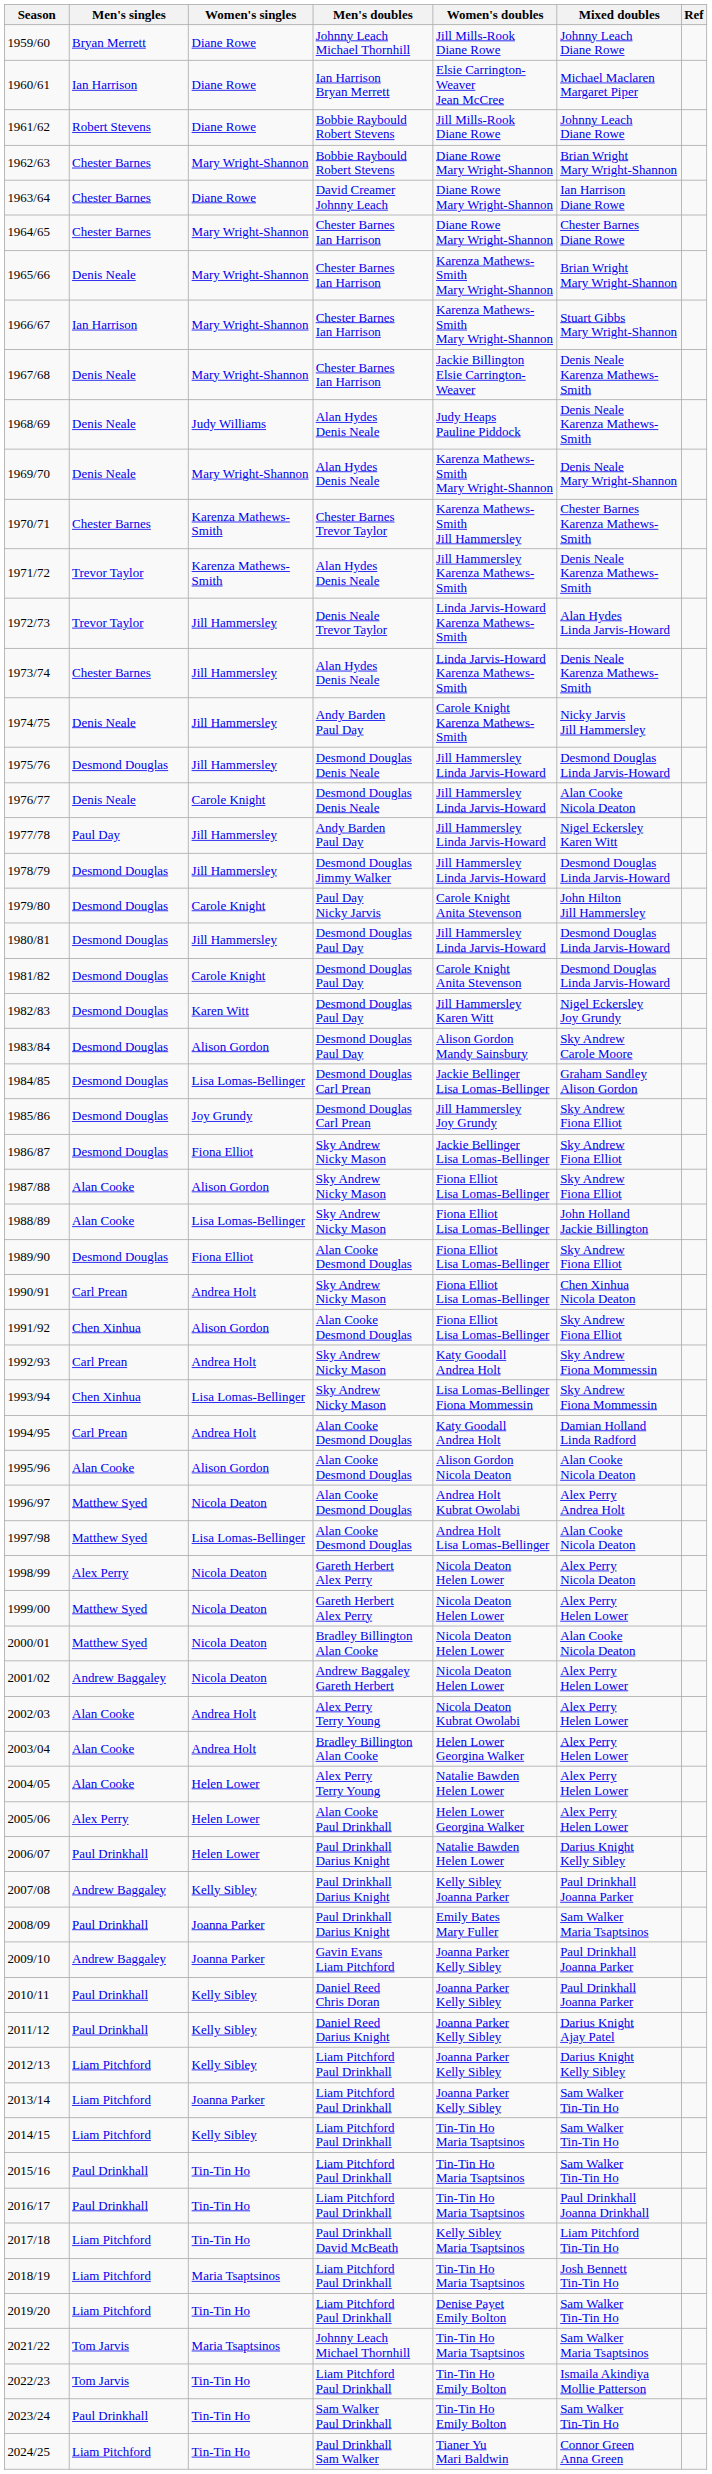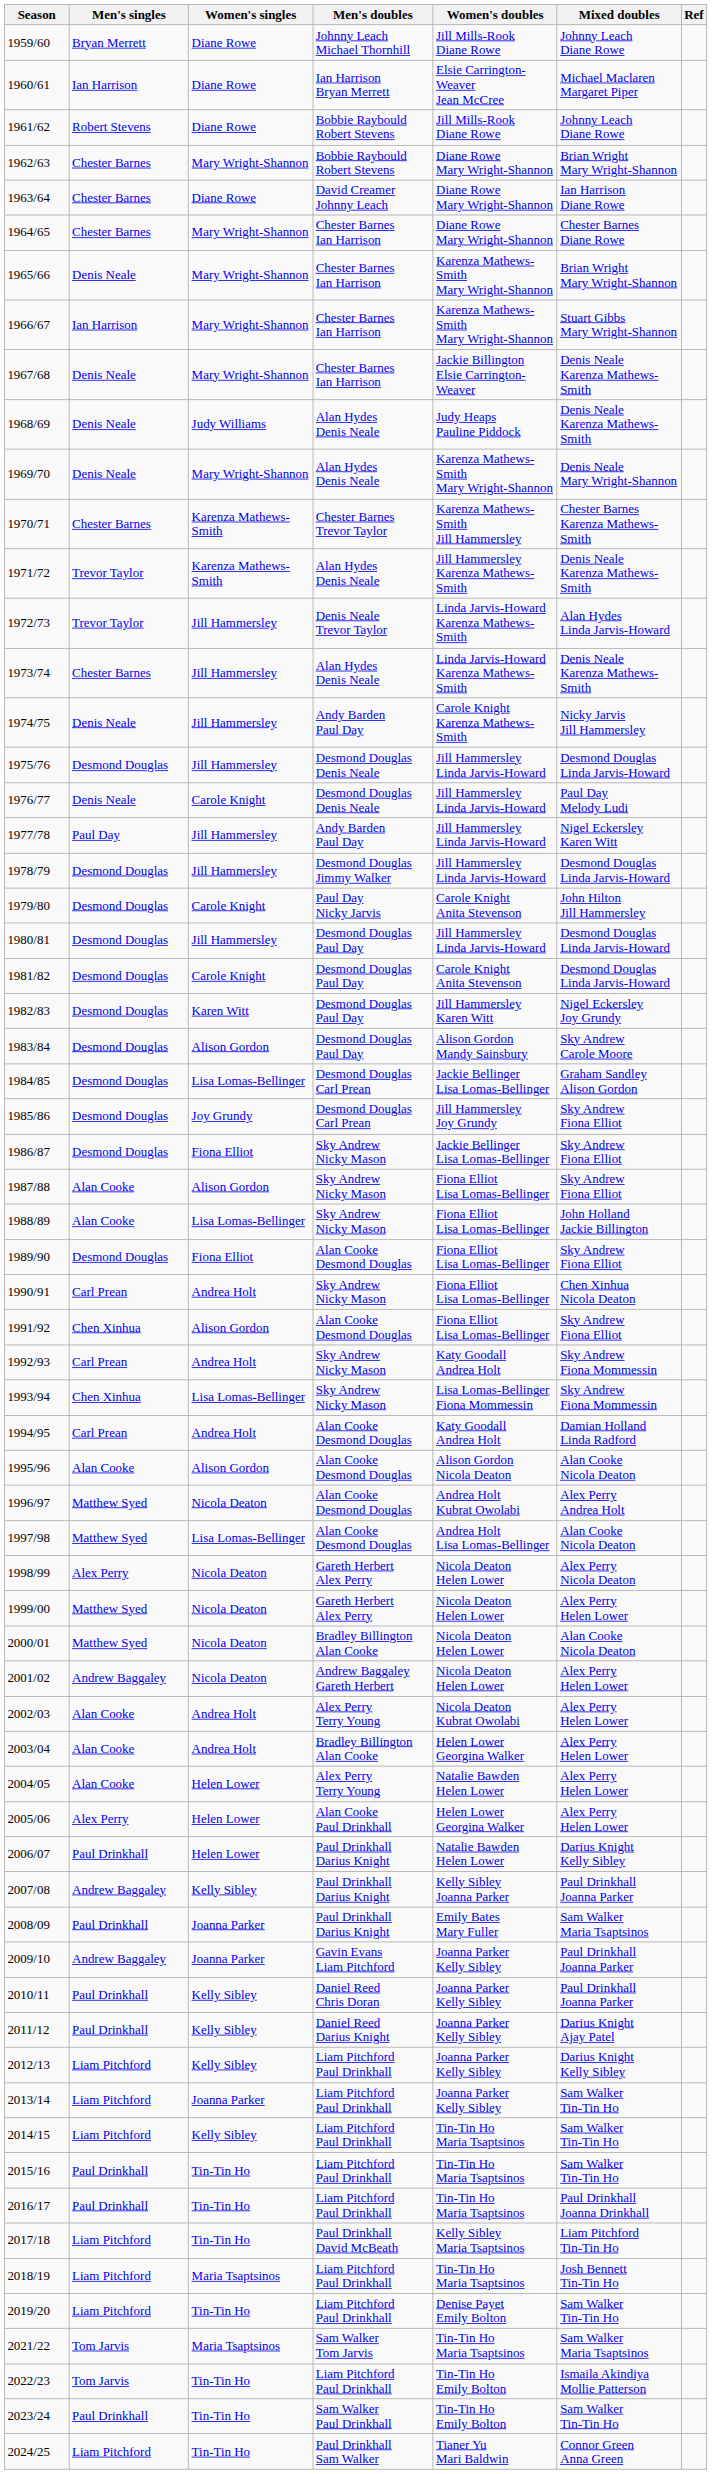(598, 800) Alan Cooke Nicola Deaton -> (594, 800) Paul Day Melody Ludi
(363, 2346) Johnny Leach Michael Thornhill -> (347, 2346) Sam Walker Tom Jarvis
